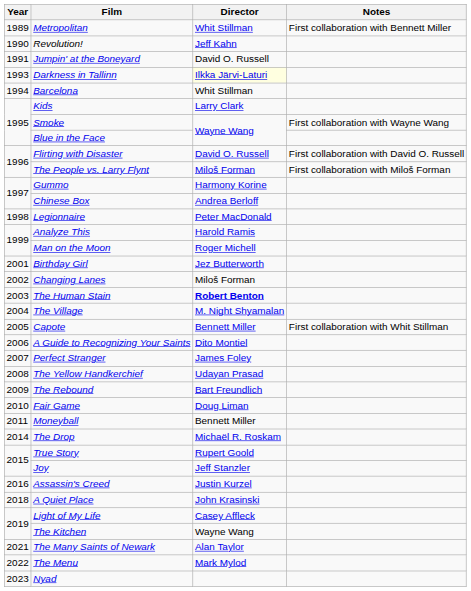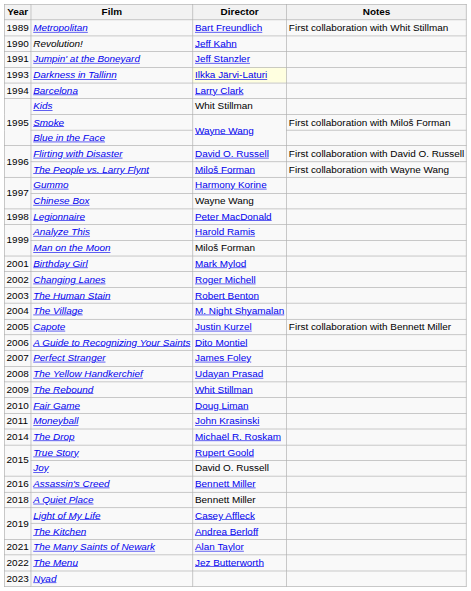(224, 28) Whit Stillman -> (229, 28) Bart Freundlich
(370, 28) First collaboration with Bennett Miller -> (369, 28) First collaboration with Whit Stillman
(232, 59) David O. Russell -> (222, 59) Jeff Stanzler
(224, 91) Whit Stillman -> (219, 91) Larry Clark
(219, 106) Larry Clark -> (224, 106) Whit Stillman
(369, 122) First collaboration with Wayne Wang -> (370, 122) First collaboration with Miloš Forman
(370, 169) First collaboration with Miloš Forman -> (369, 169) First collaboration with Wayne Wang
(227, 201) Andrea Berloff -> (224, 201) Wayne Wang
(225, 248) Roger Michell -> (225, 248) Miloš Forman
(229, 264) Jez Butterworth -> (221, 264) Mark Mylod
(225, 279) Miloš Forman -> (225, 279) Roger Michell
(229, 295) bold -> (227, 295) normal
(225, 327) Bennett Miller -> (223, 327) Justin Kurzel
(369, 327) First collaboration with Whit Stillman -> (370, 327) First collaboration with Bennett Miller
(229, 389) Bart Freundlich -> (224, 389) Whit Stillman
(225, 421) Bennett Miller -> (227, 421) John Krasinski
(222, 468) Jeff Stanzler -> (232, 468) David O. Russell
(223, 484) Justin Kurzel -> (225, 484) Bennett Miller
(227, 500) John Krasinski -> (225, 500) Bennett Miller
(224, 531) Wayne Wang -> (227, 531) Andrea Berloff
(221, 563) Mark Mylod -> (229, 563) Jez Butterworth
